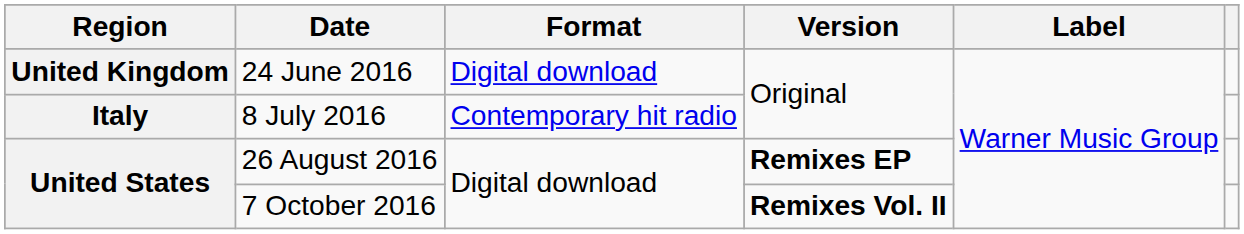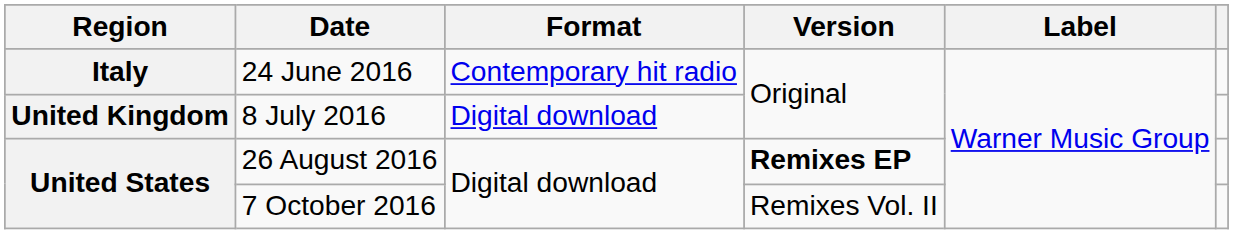(120, 71) United Kingdom -> (120, 71) Italy
(554, 71) Digital download -> (594, 71) Contemporary hit radio
(120, 116) Italy -> (120, 116) United Kingdom
(594, 116) Contemporary hit radio -> (554, 116) Digital download
(848, 205) bold -> (844, 205) normal
